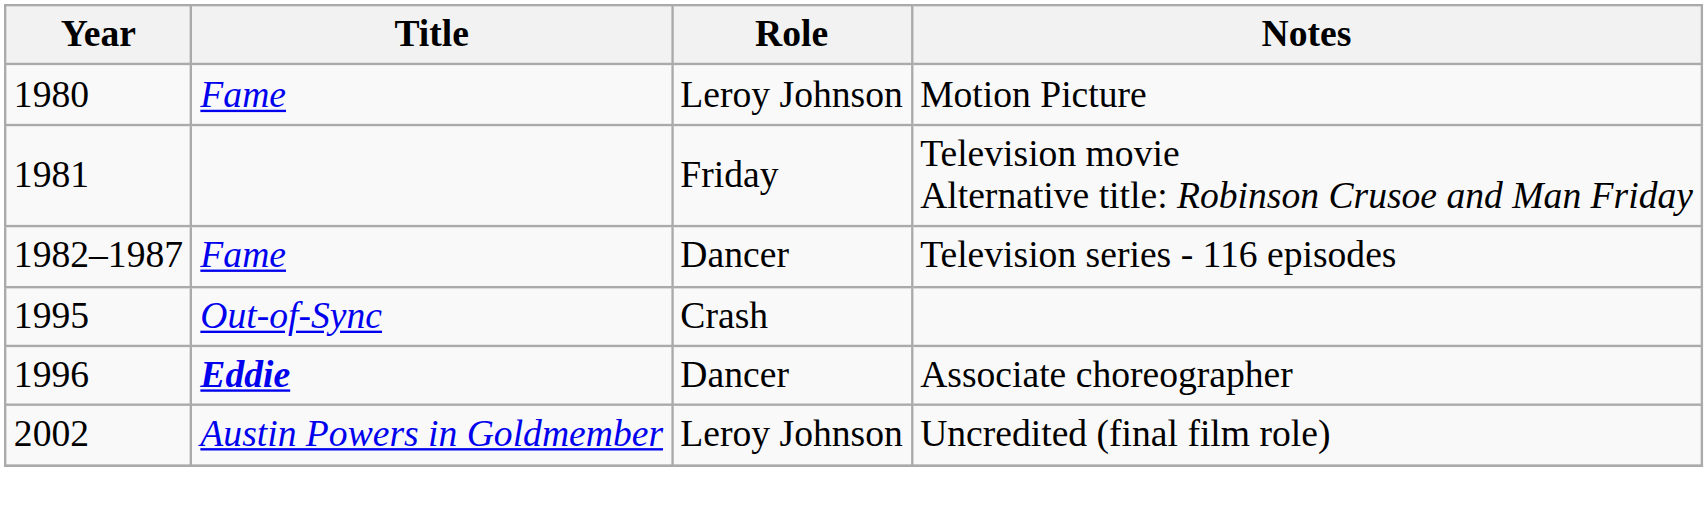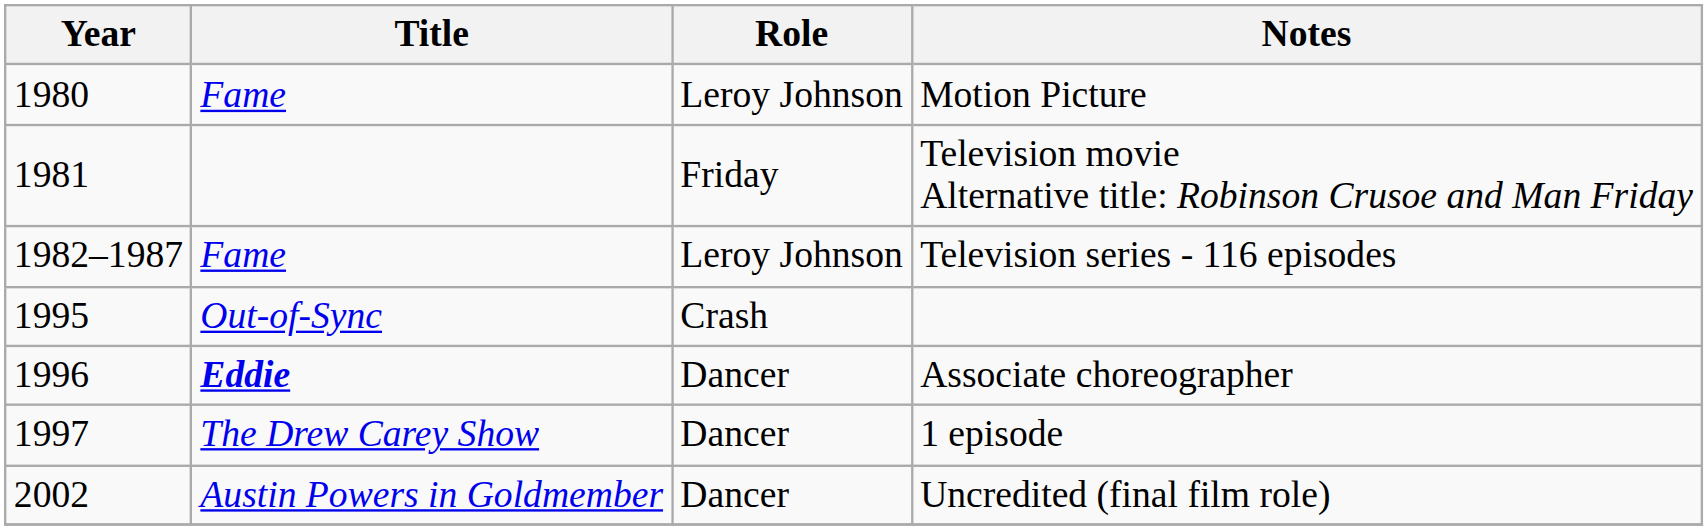(735, 255) Dancer -> (792, 255) Leroy Johnson
+ row: (51, 434)
(792, 434) Leroy Johnson -> (735, 494) Dancer
